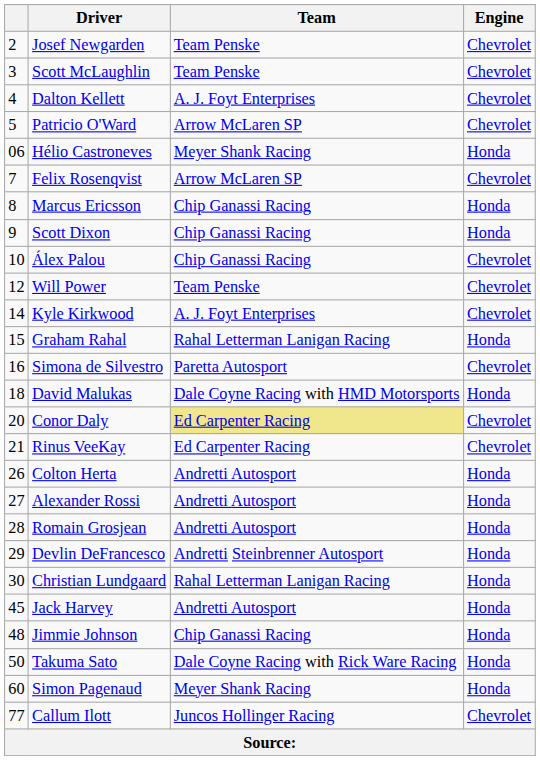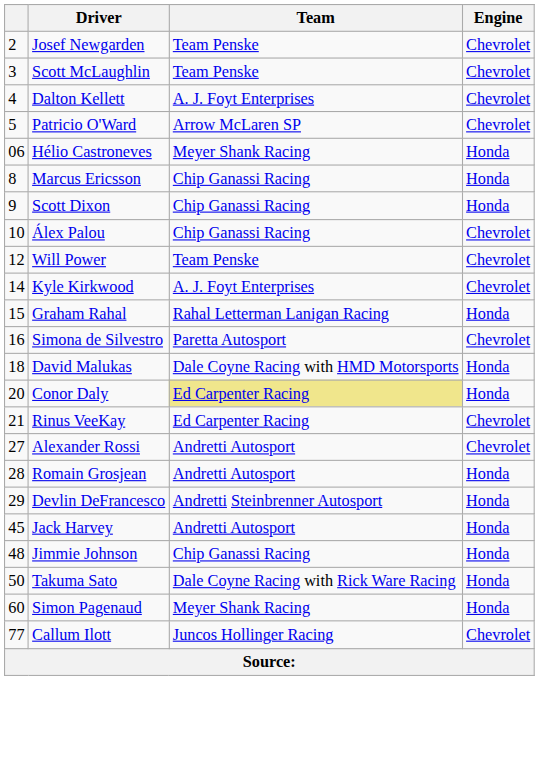- row: (87, 178)
(499, 420) Chevrolet -> (488, 393) Honda
- row: (74, 473)
(489, 500) Honda -> (498, 447) Chevrolet
- row: (99, 581)
